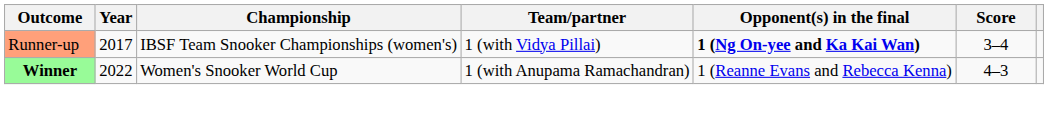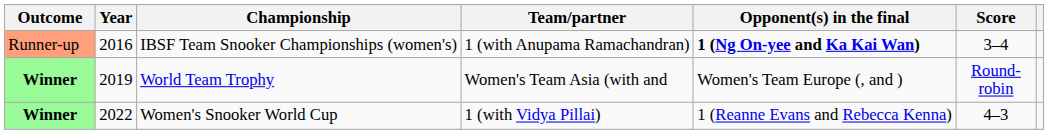(116, 44) 2017 -> (116, 44) 2016
(533, 44) 1 (with Vidya Pillai) -> (577, 44) 1 (with Anupama Ramachandran)
+ row: (207, 79)
(577, 70) 1 (with Anupama Ramachandran) -> (533, 115) 1 (with Vidya Pillai)
